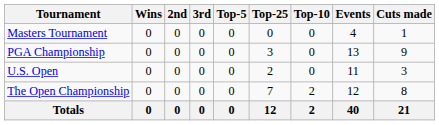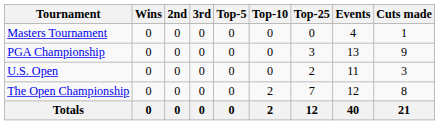columns swapped: (312, 14) <-> (270, 14)
